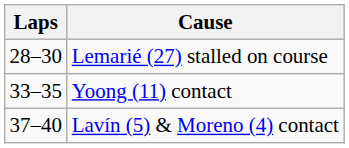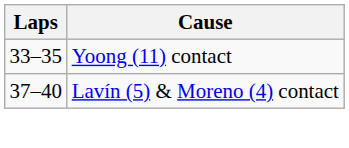- row: (200, 56)
